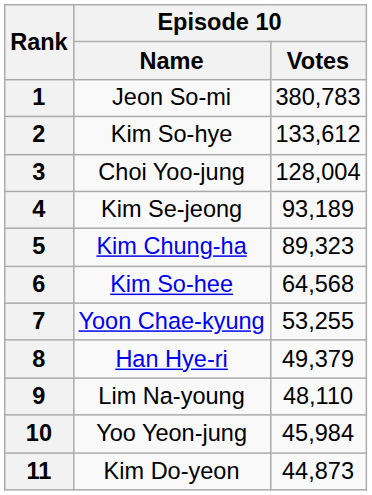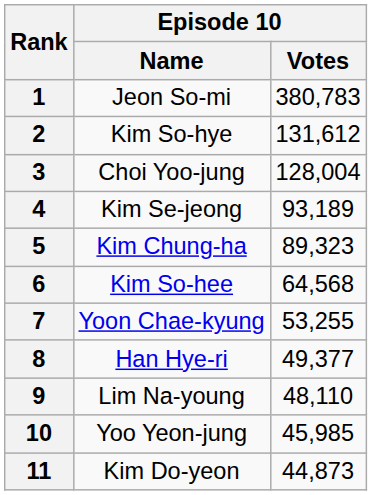(318, 135) 133,612 -> (318, 135) 131,612
(318, 358) 49,379 -> (318, 358) 49,377
(318, 433) 45,984 -> (318, 433) 45,985
